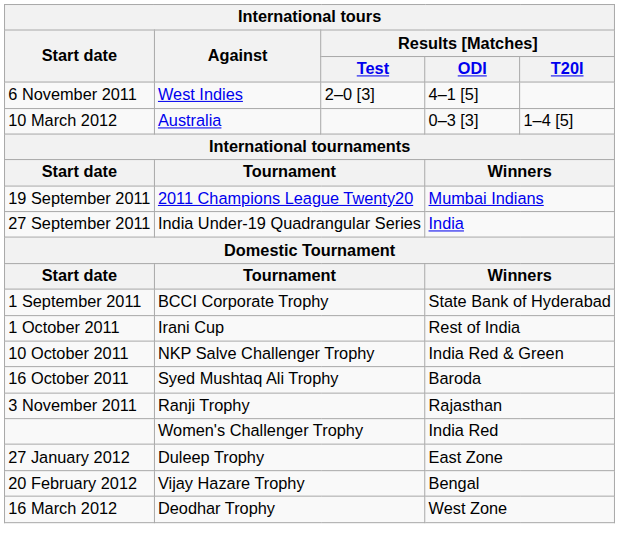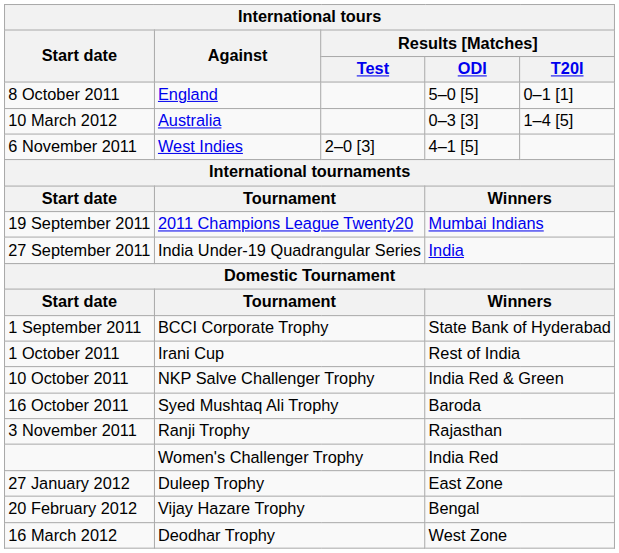+ row: (64, 95)
rows swapped: (73, 95) <-> (63, 120)
